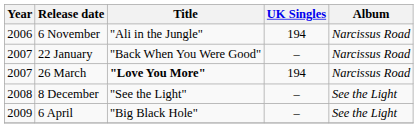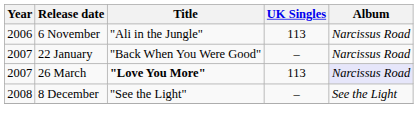(296, 34) 194 -> (296, 34) 113
(296, 73) 194 -> (296, 73) 113
(371, 73) no background -> (371, 73) lavender background
- row: (55, 113)
